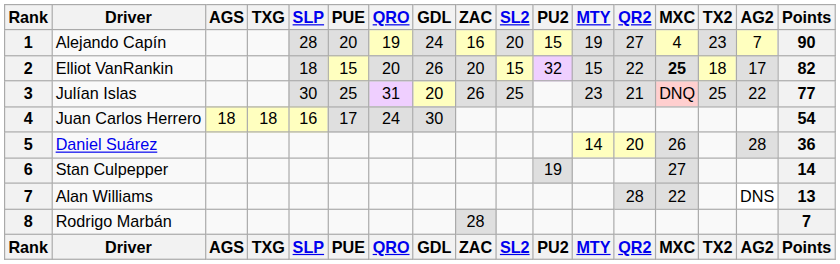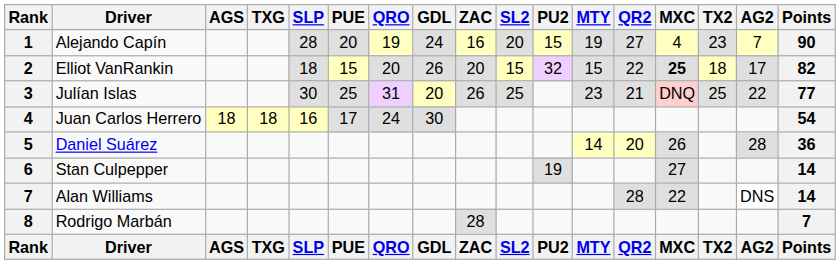(807, 196) 13 -> (807, 196) 14
